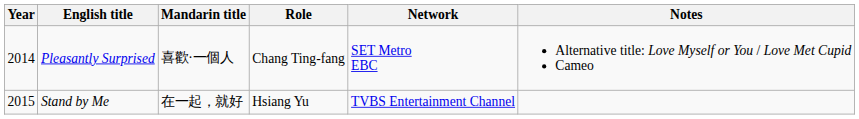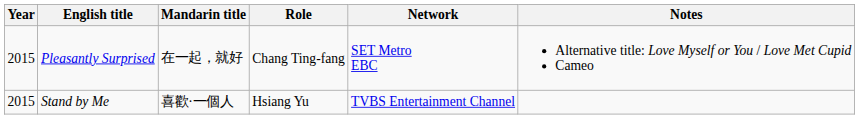(21, 58) 2014 -> (21, 58) 2015
(197, 57) 喜歡·一個人 -> (202, 57) 在一起，就好
(202, 101) 在一起，就好 -> (197, 101) 喜歡·一個人
